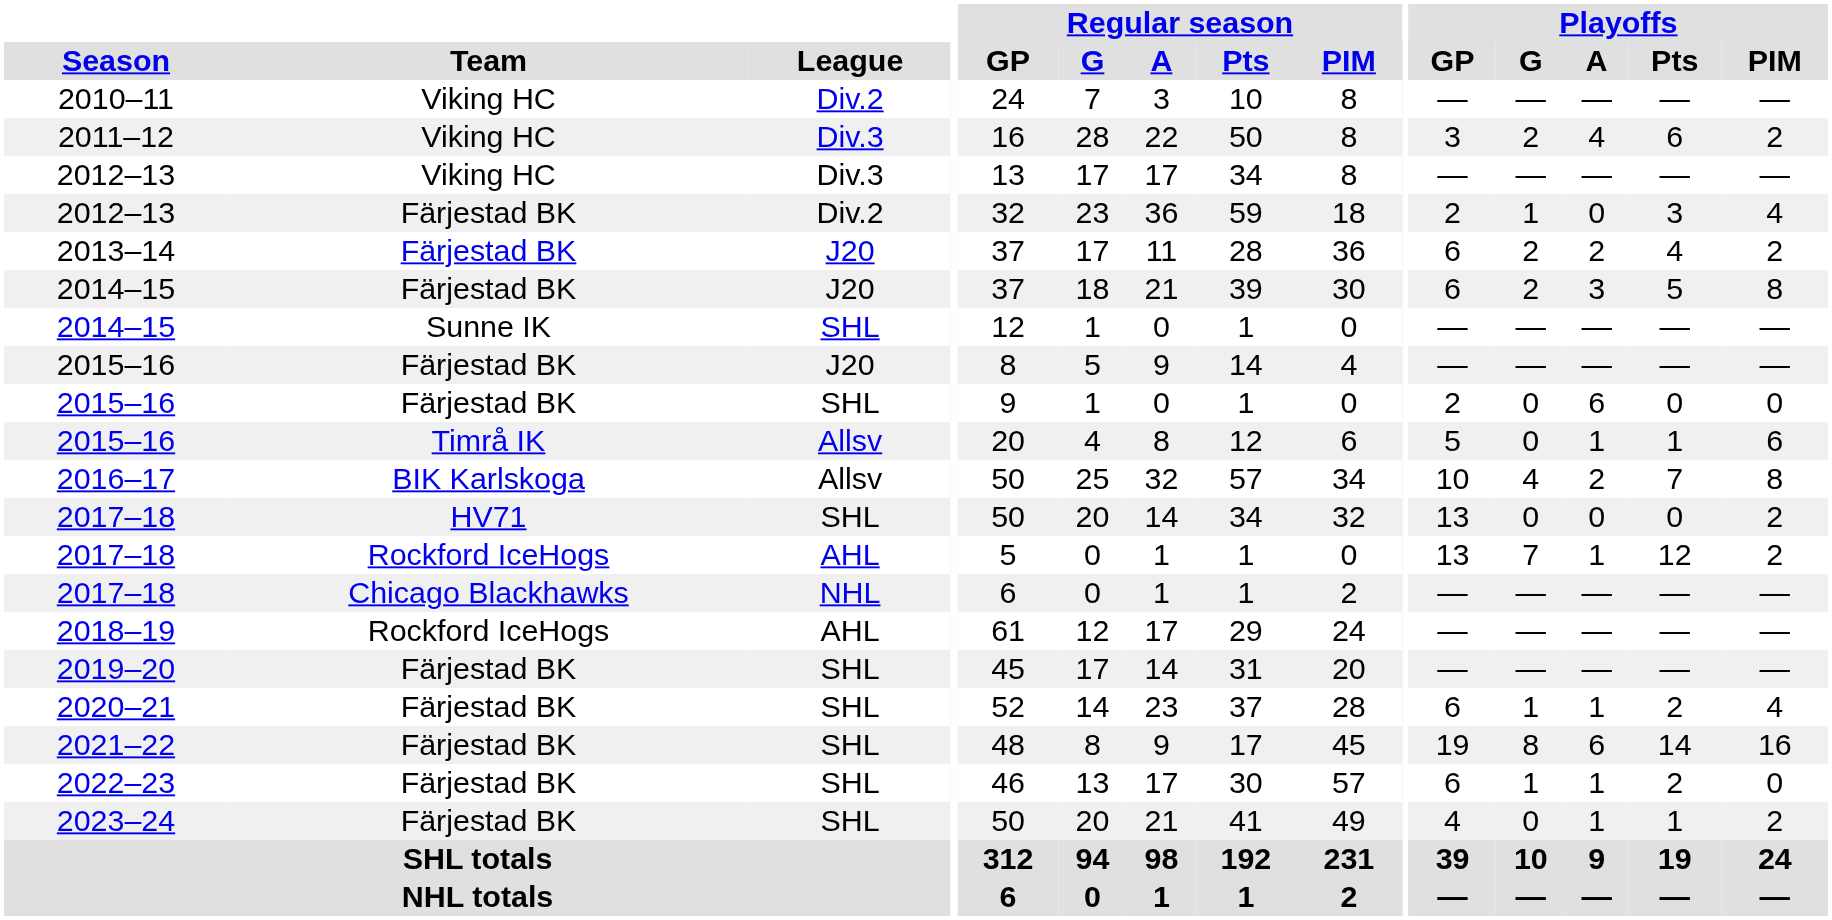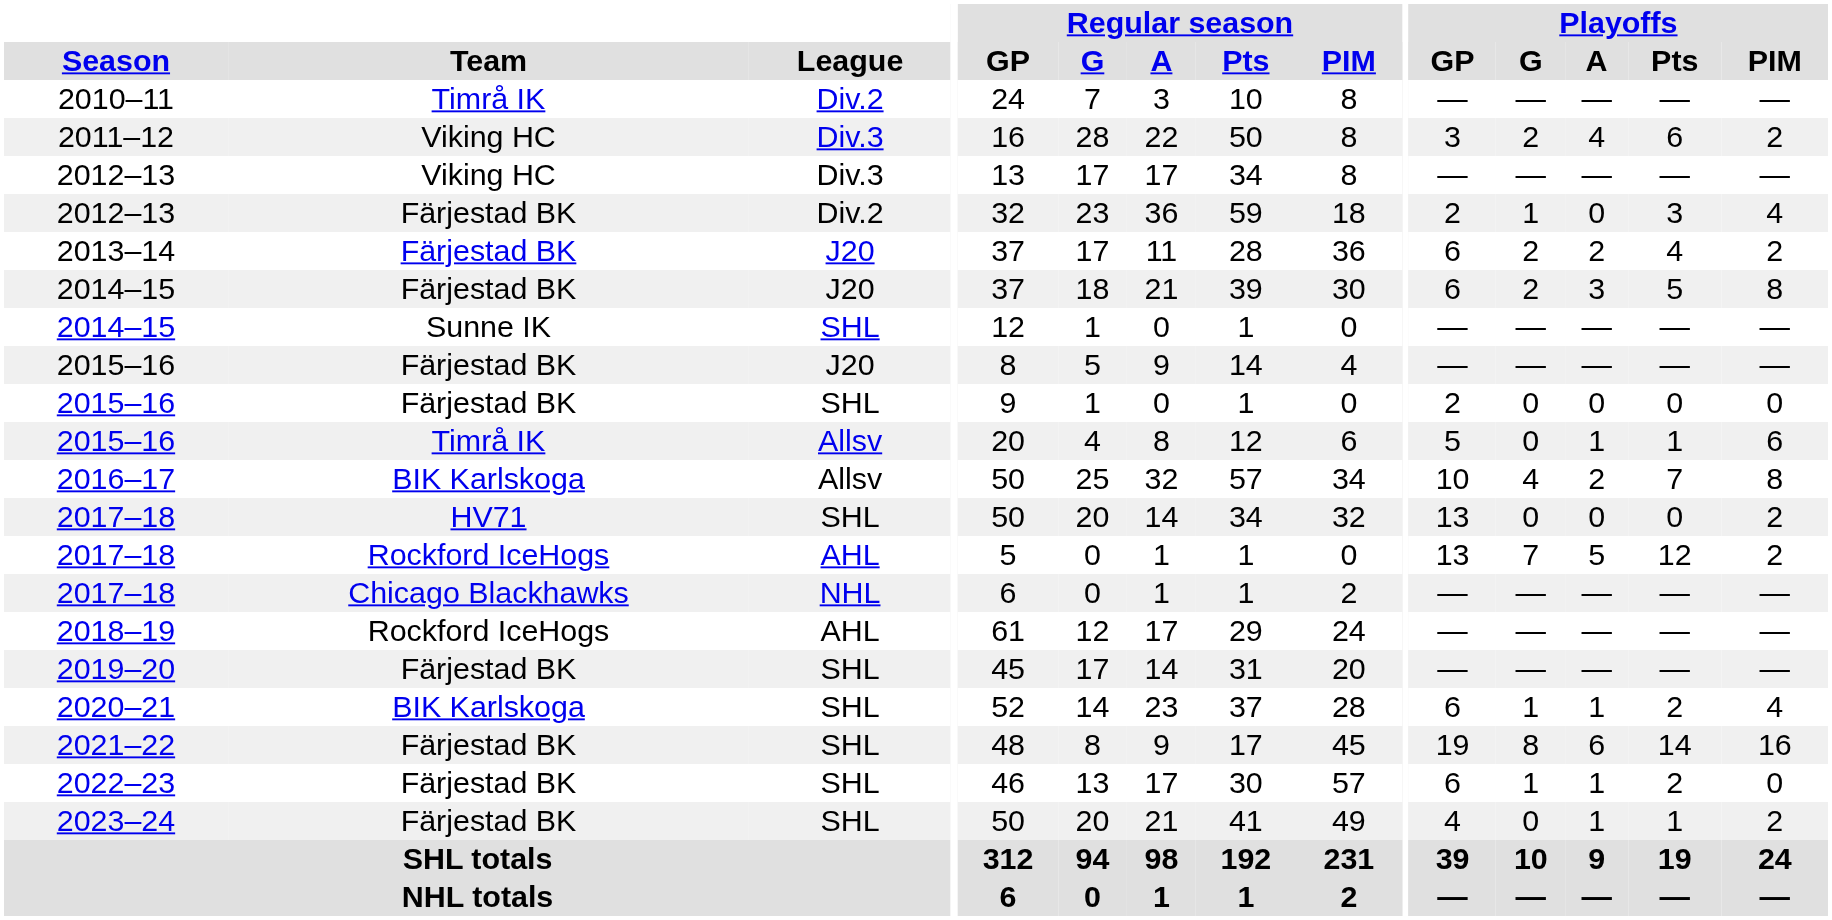(488, 98) Viking HC -> (488, 98) Timrå IK
(1597, 402) 6 -> (1597, 402) 0
(1597, 554) 1 -> (1597, 554) 5
(488, 706) Färjestad BK -> (488, 706) BIK Karlskoga
